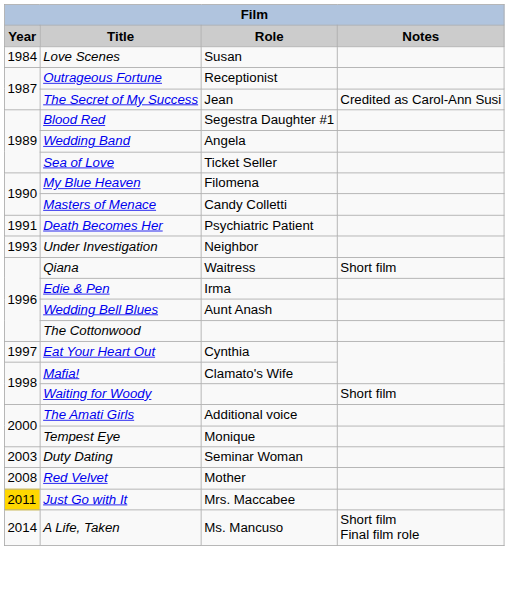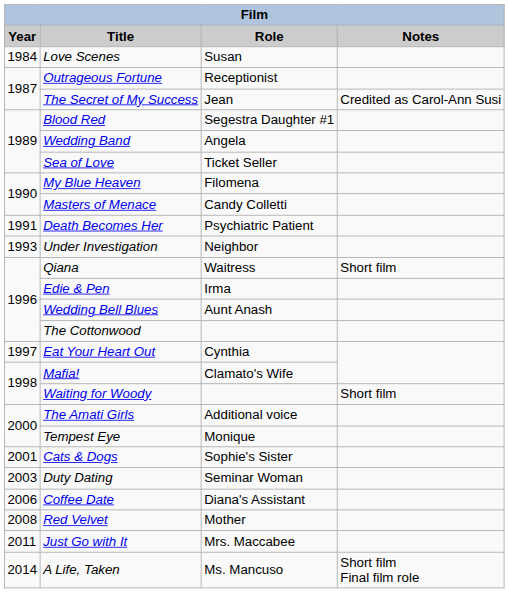+ row: (80, 457)
+ row: (79, 499)
(22, 499) gold background -> (22, 541) no background
